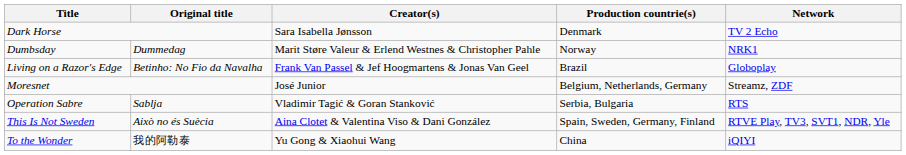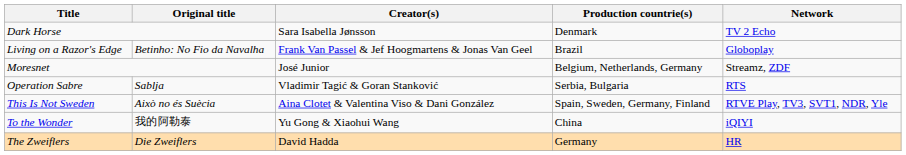- row: (31, 49)
+ row: (38, 141)
